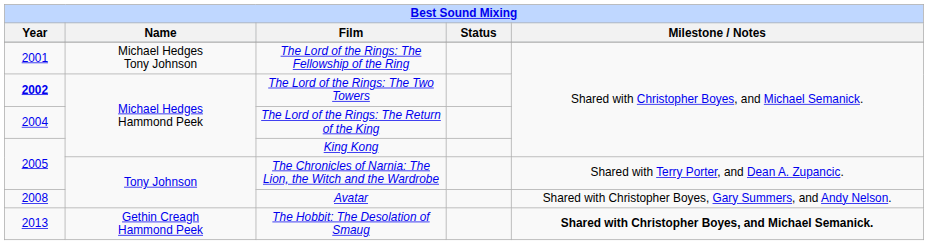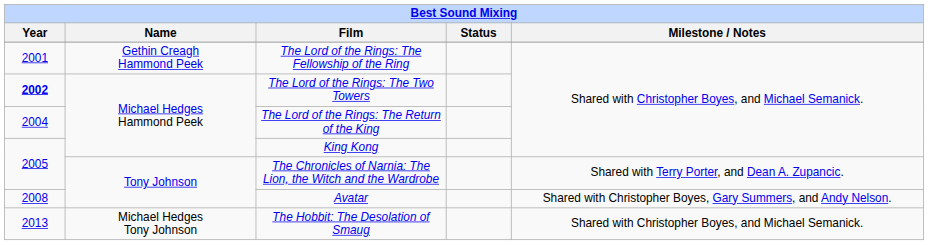(161, 58) Michael Hedges Tony Johnson -> (161, 58) Gethin Creagh Hammond Peek
(161, 224) Gethin Creagh Hammond Peek -> (161, 224) Michael Hedges Tony Johnson
(717, 224) bold -> (717, 224) normal
